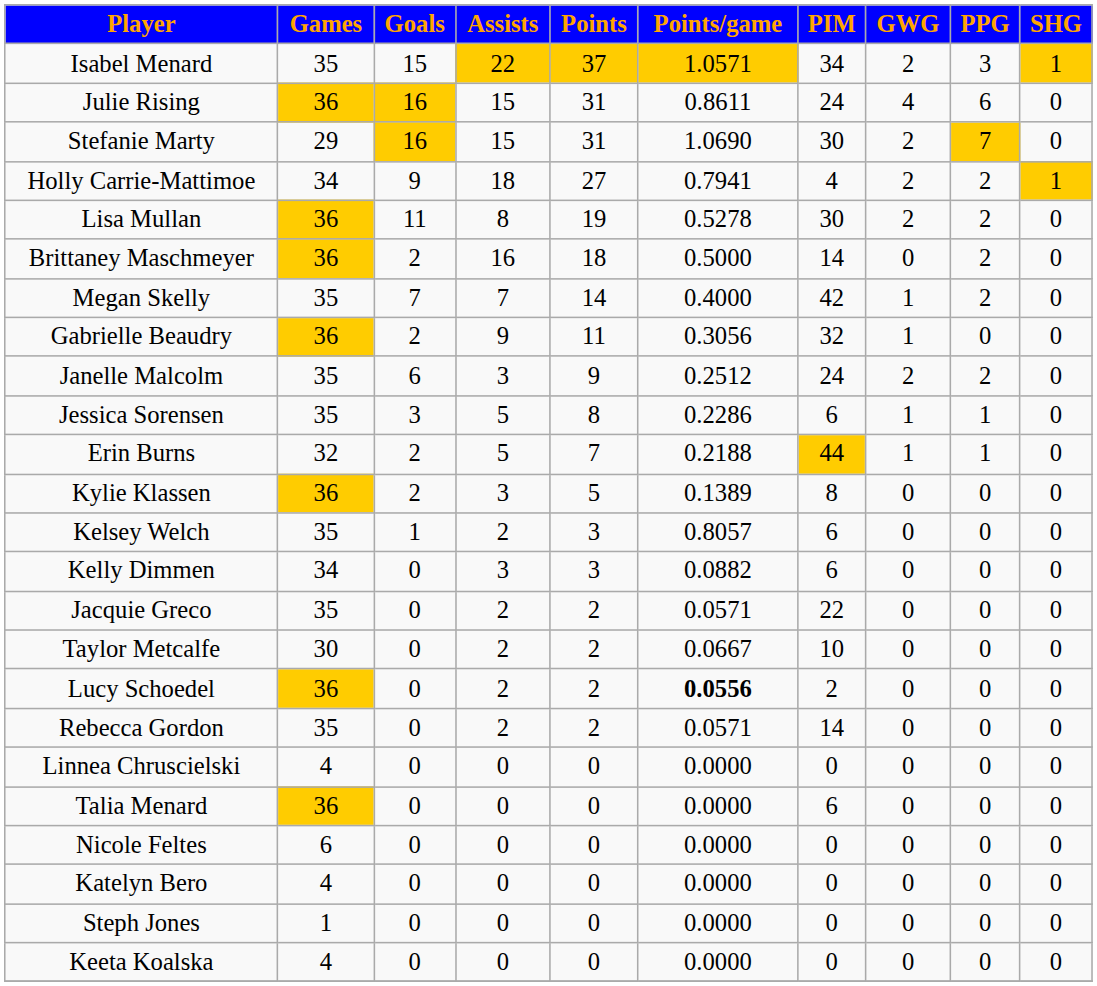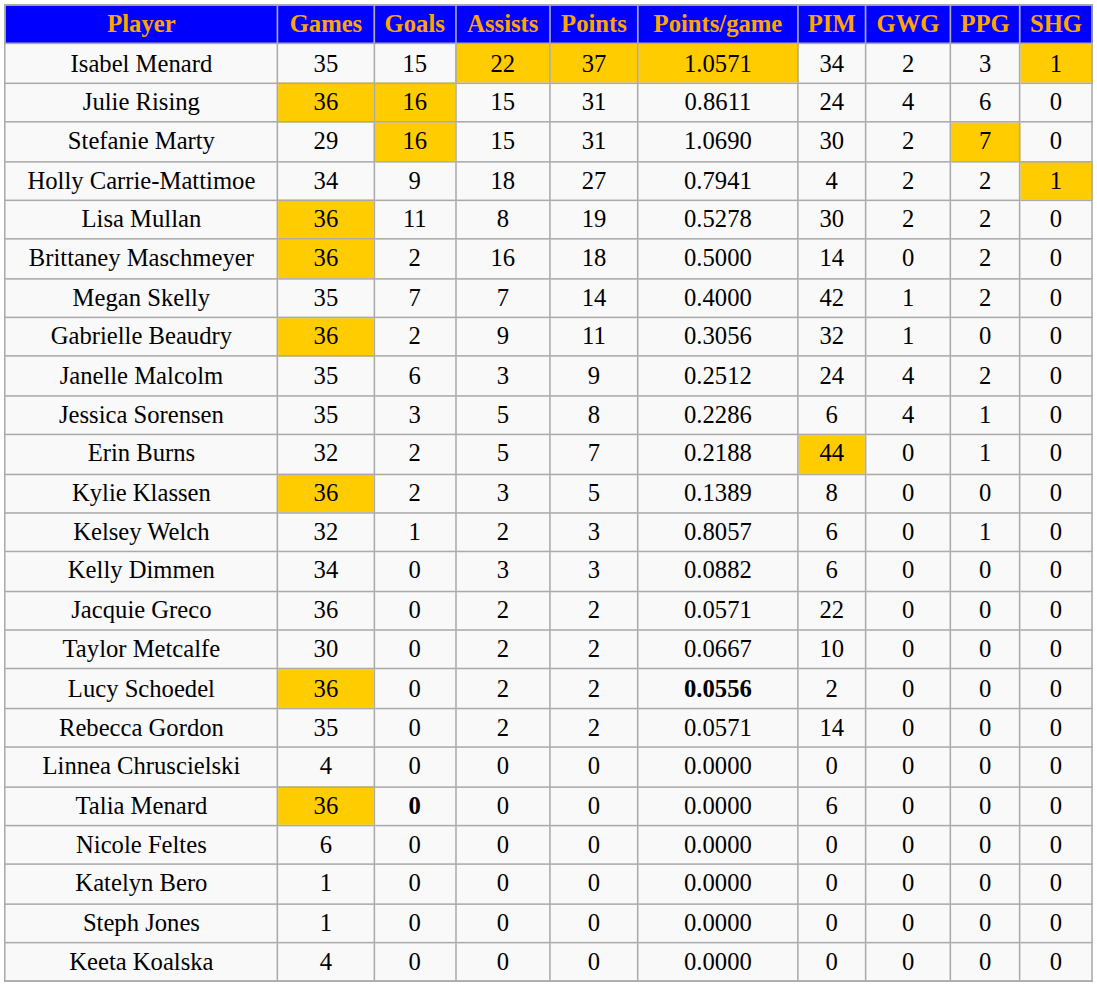(908, 375) 2 -> (908, 375) 4
(908, 414) 1 -> (908, 414) 4
(908, 453) 1 -> (908, 453) 0
(326, 532) 35 -> (326, 532) 32
(985, 532) 0 -> (985, 532) 1
(326, 610) 35 -> (326, 610) 36
(415, 805) normal -> (415, 805) bold
(326, 883) 4 -> (326, 883) 1
